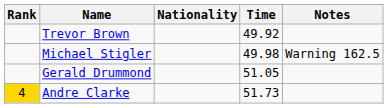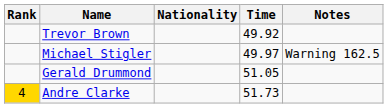(261, 54) 49.98 -> (261, 54) 49.97
